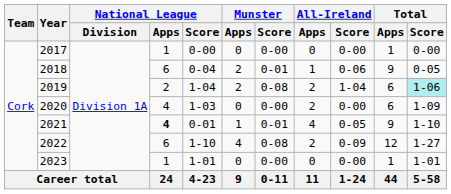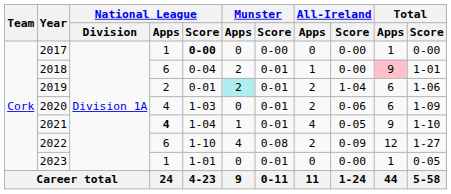(202, 51) normal -> (202, 51) bold
(352, 69) 0-06 -> (352, 69) 0-00
(391, 69) no background -> (391, 69) pink background
(427, 69) 0-05 -> (427, 69) 1-01
(202, 87) 1-04 -> (202, 87) 0-01
(238, 87) no background -> (238, 87) paleturquoise background
(274, 87) 0-08 -> (274, 87) 0-01
(427, 87) paleturquoise background -> (427, 87) no background
(274, 106) 0-00 -> (274, 106) 0-01
(352, 106) 0-00 -> (352, 106) 0-06
(202, 124) 0-01 -> (202, 124) 1-04
(274, 161) 0-00 -> (274, 161) 0-01
(427, 161) 1-01 -> (427, 161) 0-05
